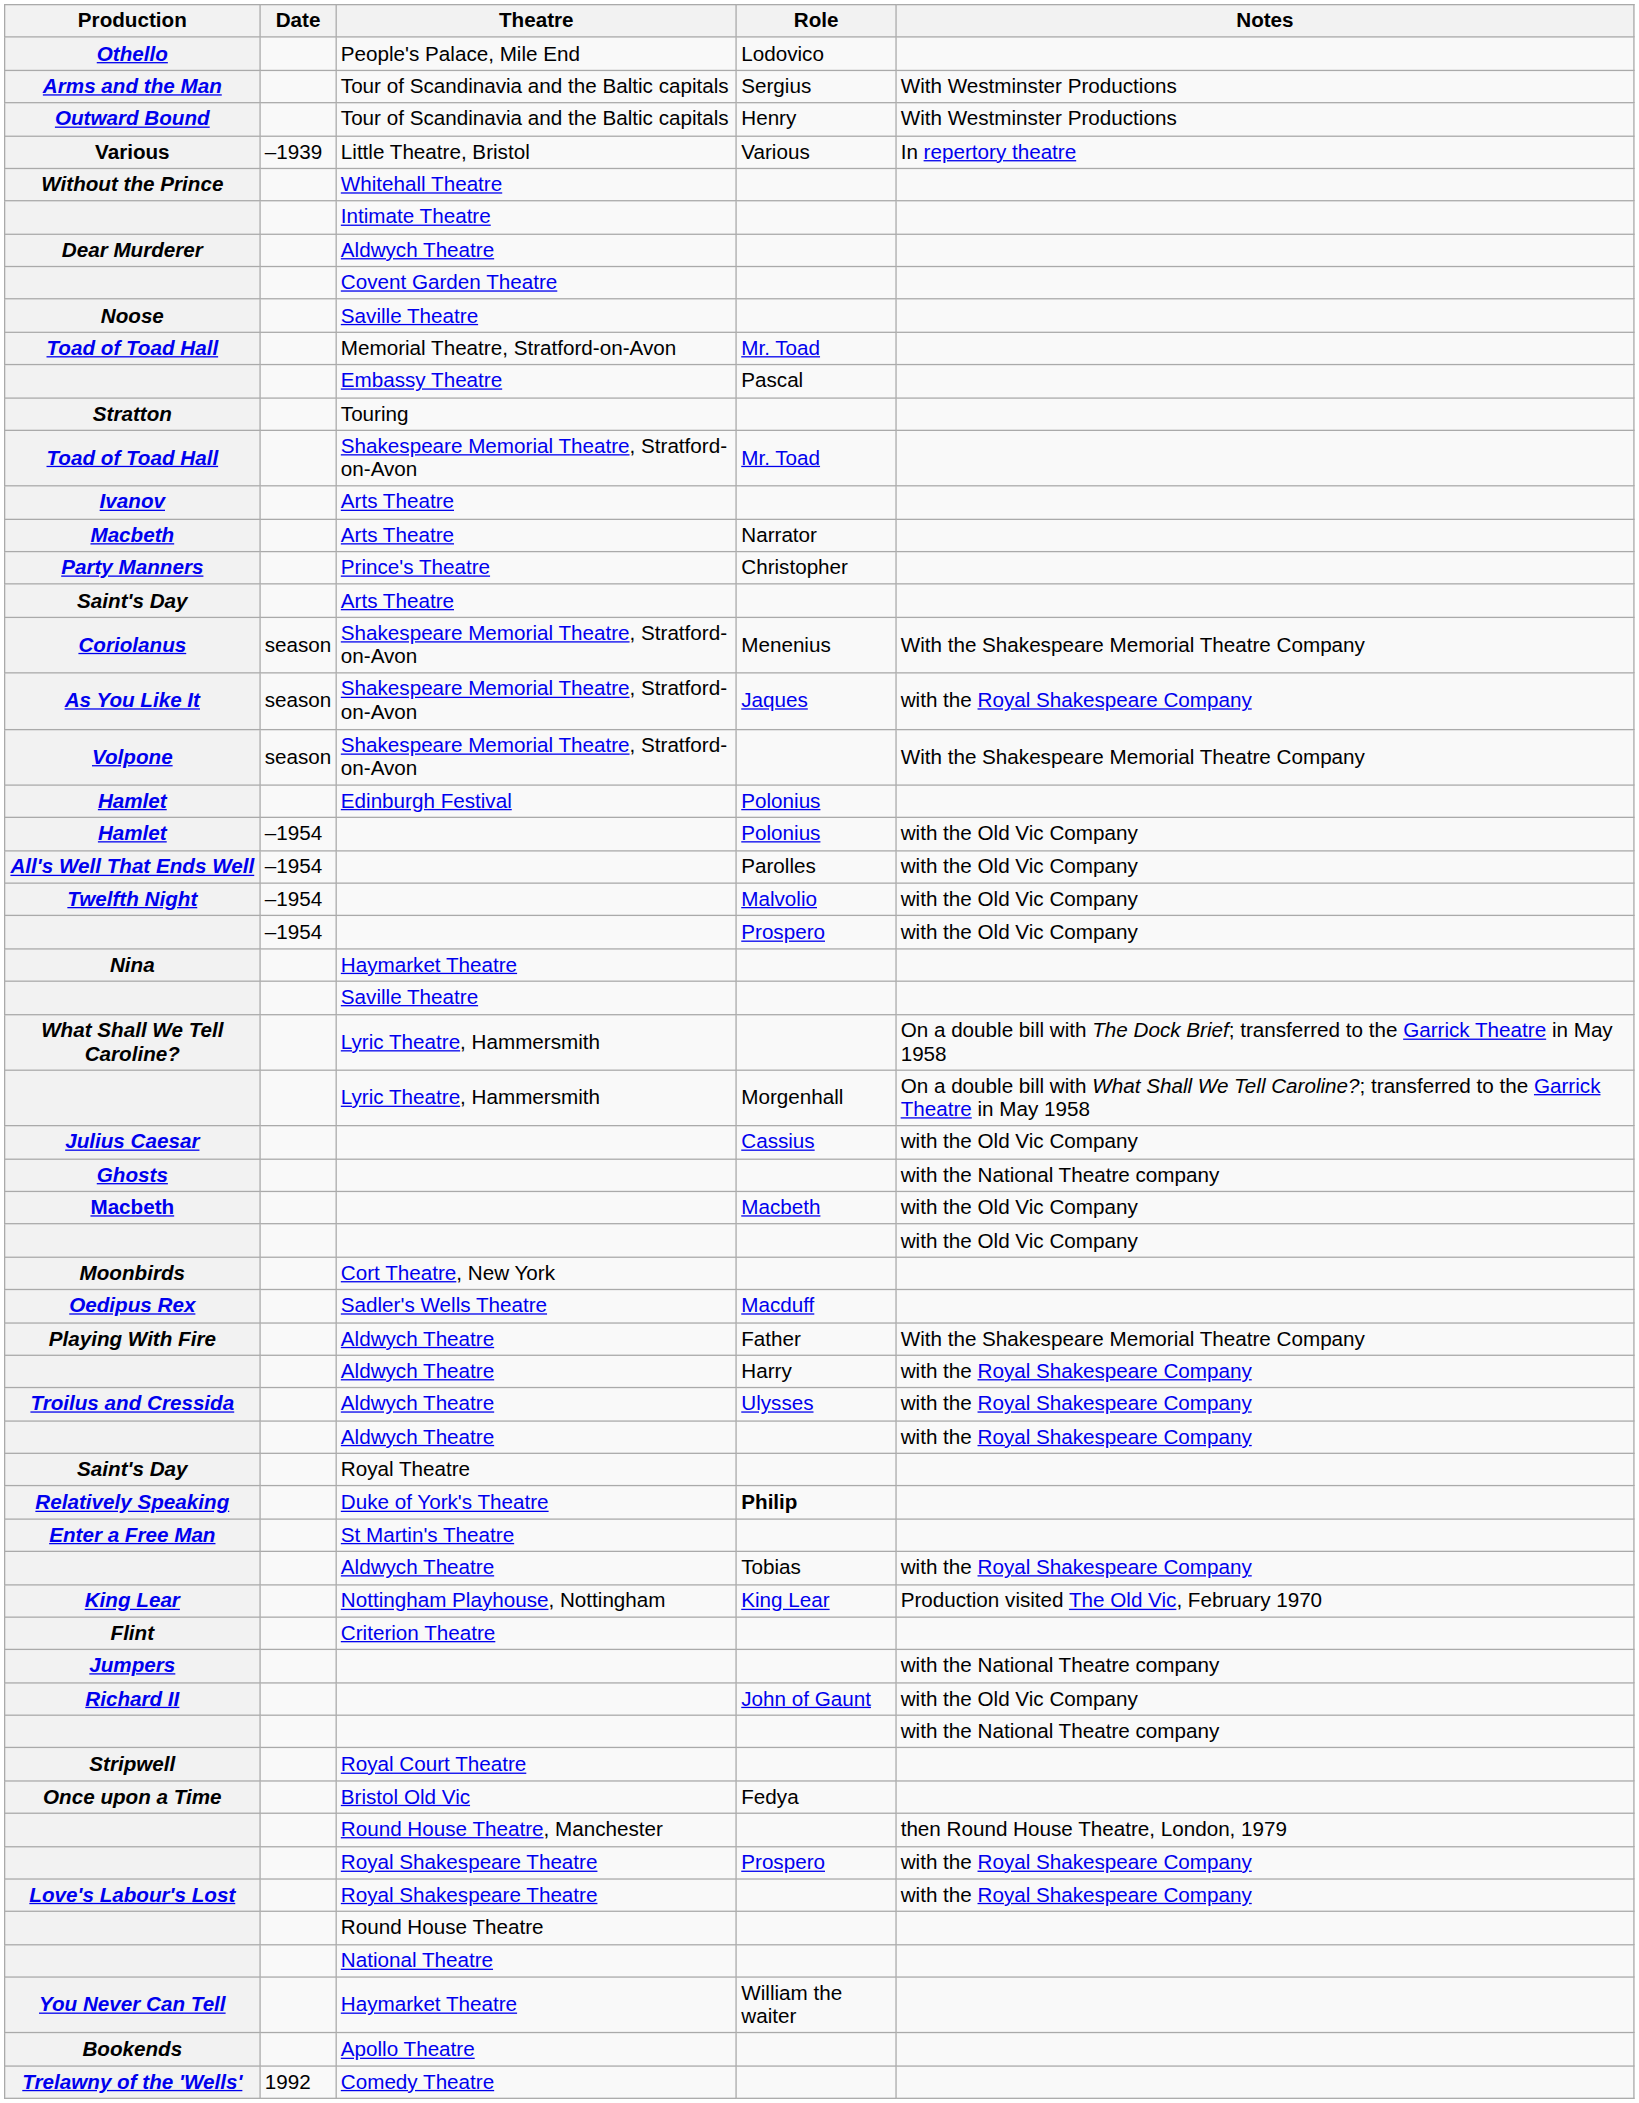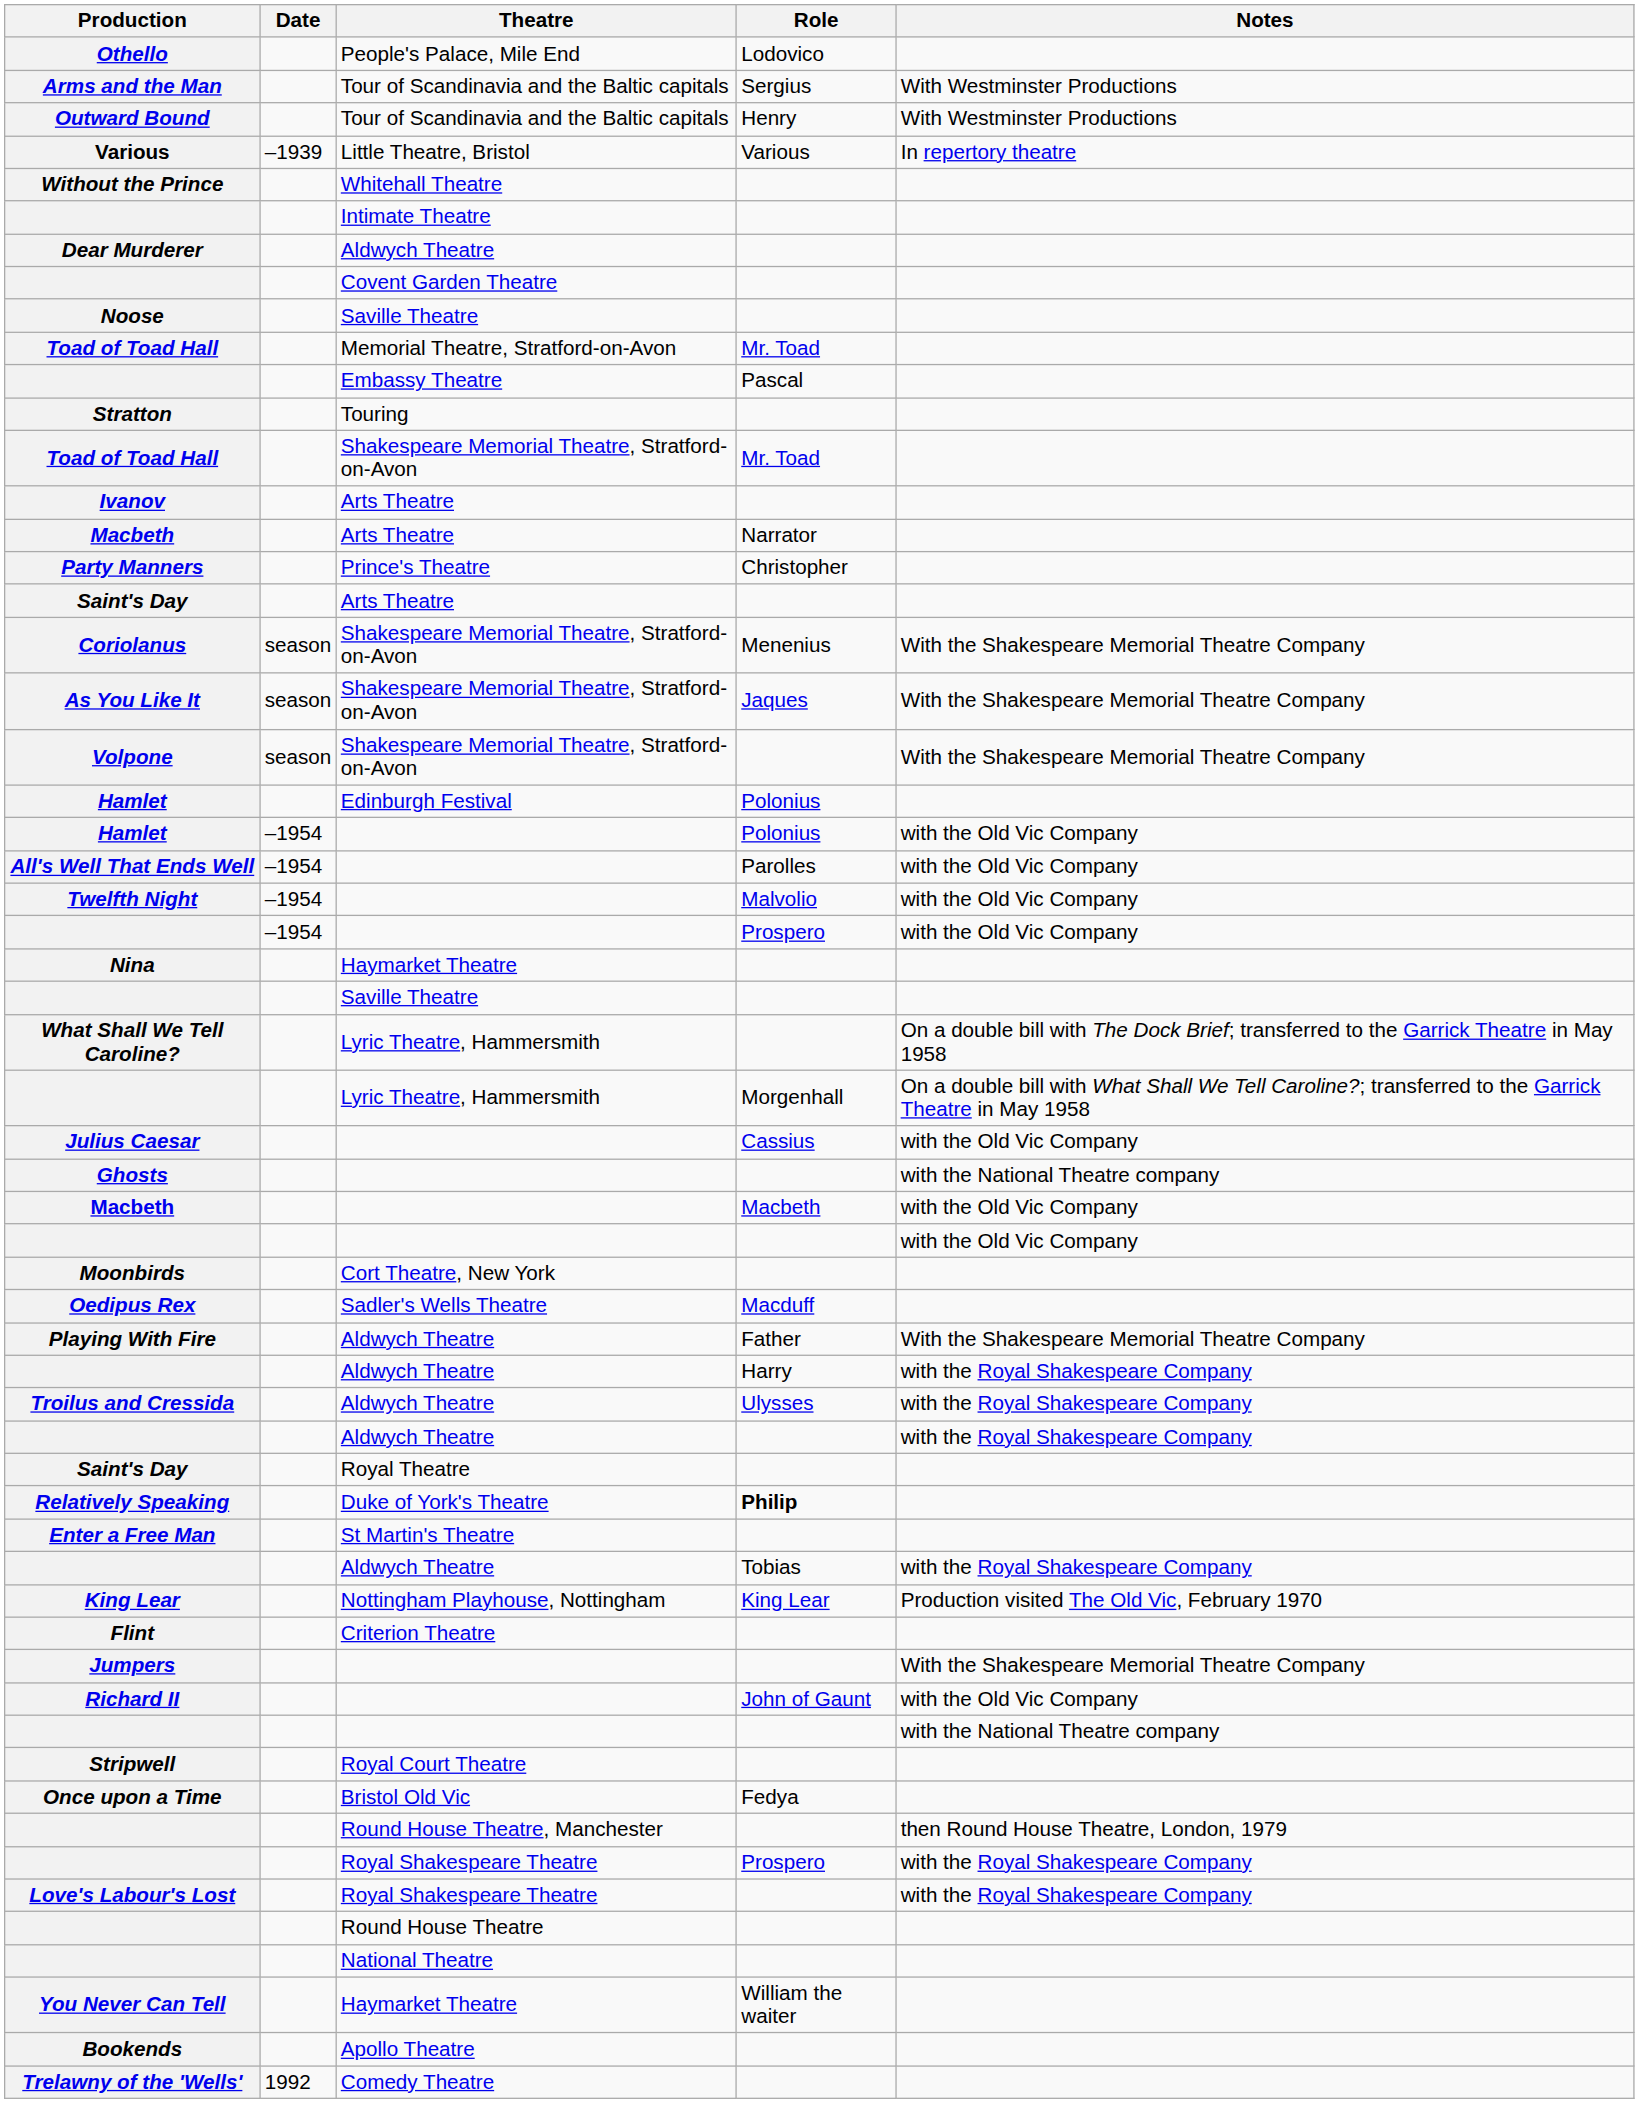(1076, 700) with the Royal Shakespeare Company -> (1133, 700) With the Shakespeare Memorial Theatre Company
(1060, 1665) with the National Theatre company -> (1133, 1665) With the Shakespeare Memorial Theatre Company
